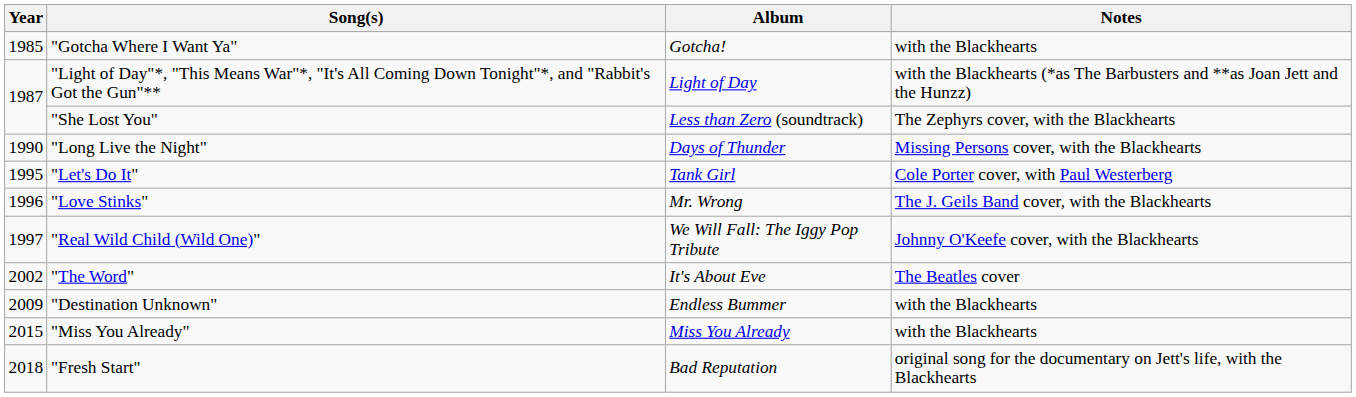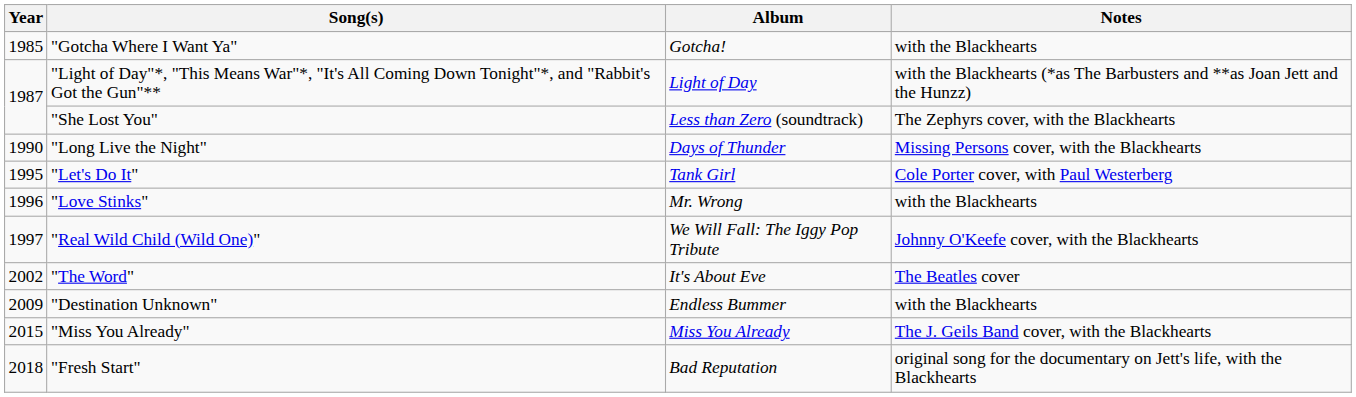(1053, 202) The J. Geils Band cover, with the Blackhearts -> (966, 202) with the Blackhearts
(966, 331) with the Blackhearts -> (1053, 331) The J. Geils Band cover, with the Blackhearts
